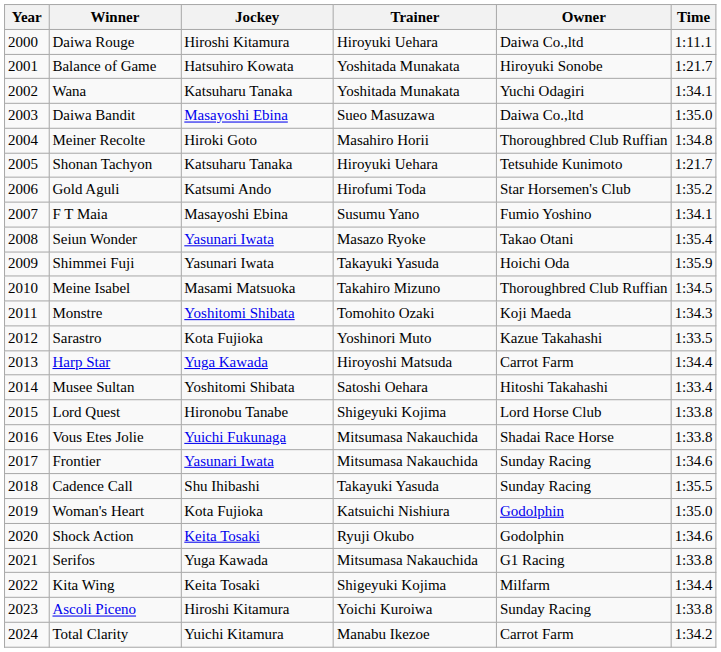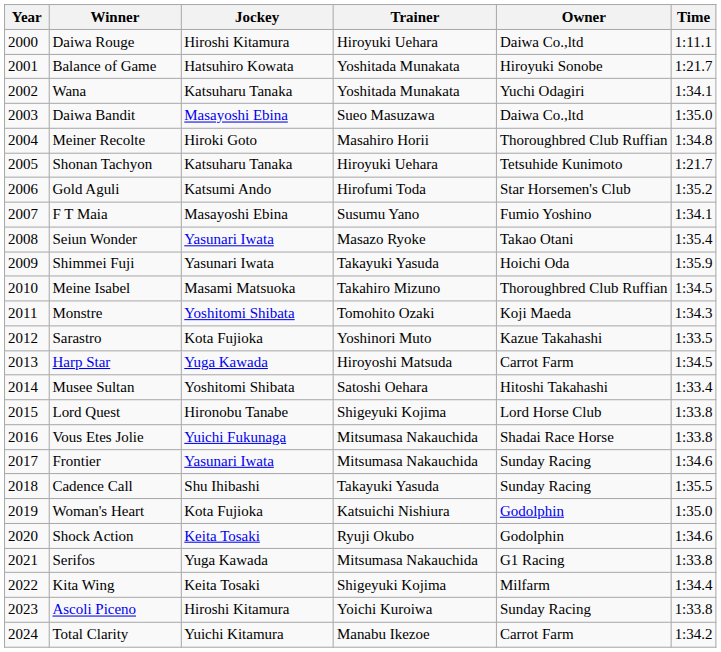(694, 363) 1:34.4 -> (694, 363) 1:34.5
